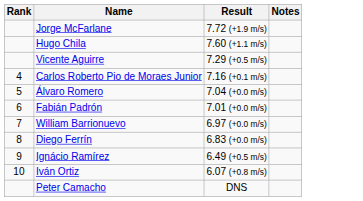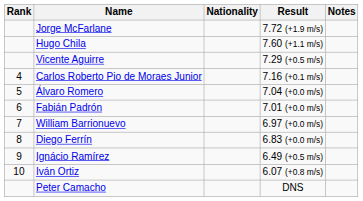+ column: (232, 12)
